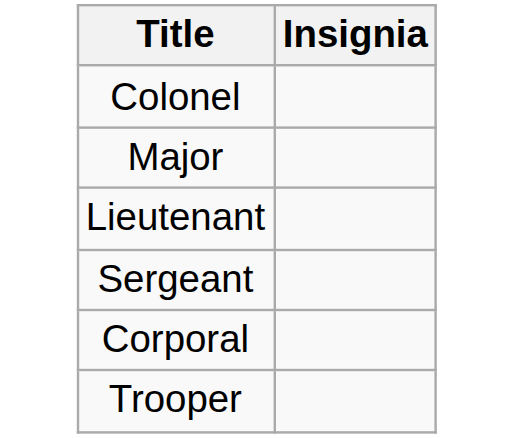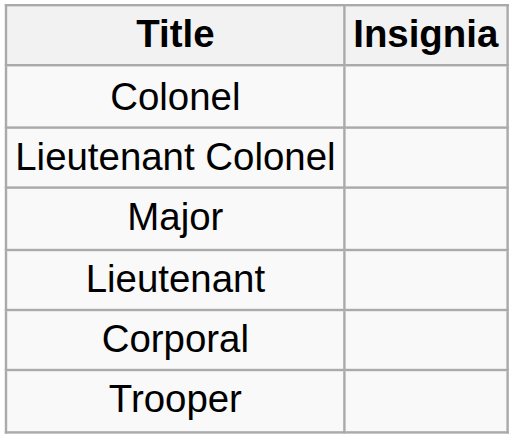+ row: (175, 156)
- row: (175, 278)
